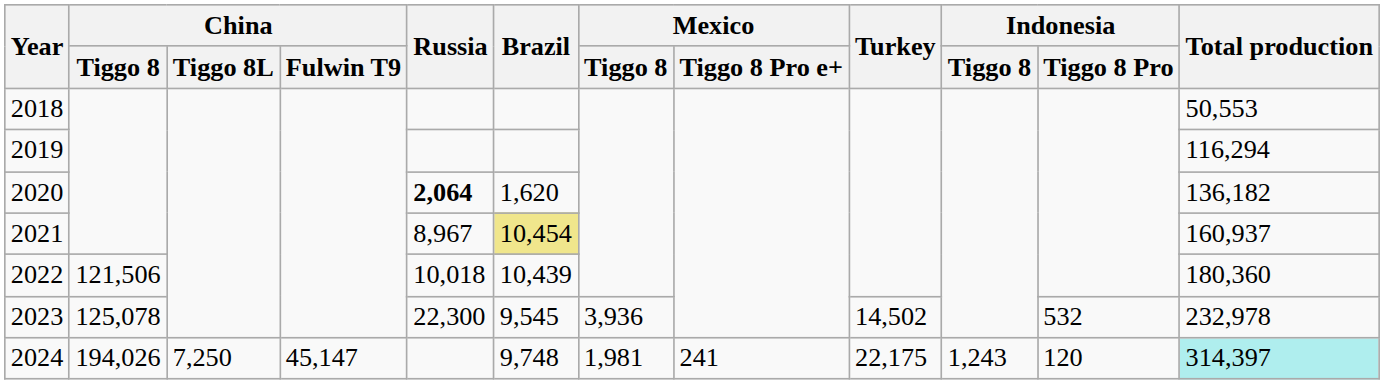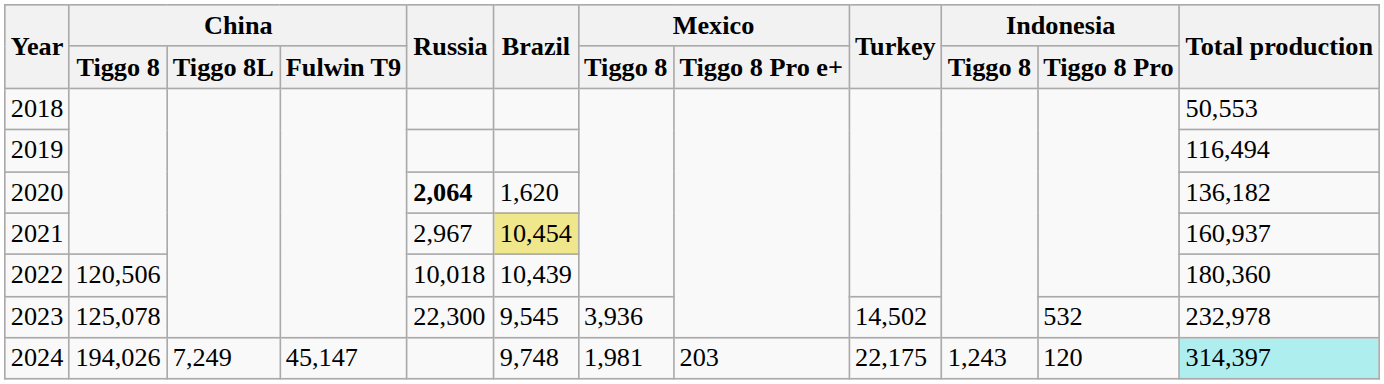(1228, 150) 116,294 -> (1228, 150) 116,494
(443, 233) 8,967 -> (443, 233) 2,967
(118, 274) 121,506 -> (118, 274) 120,506
(202, 358) 7,250 -> (202, 358) 7,249
(699, 358) 241 -> (699, 358) 203
